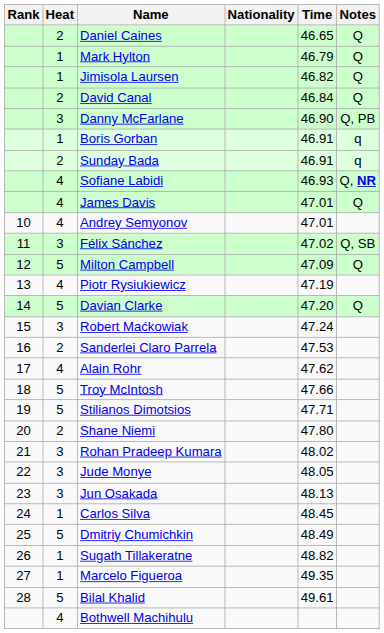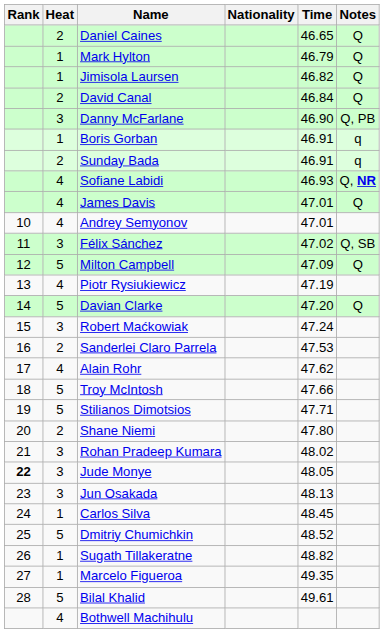(23, 472) normal -> (23, 472) bold
(317, 535) 48.49 -> (317, 535) 48.52
